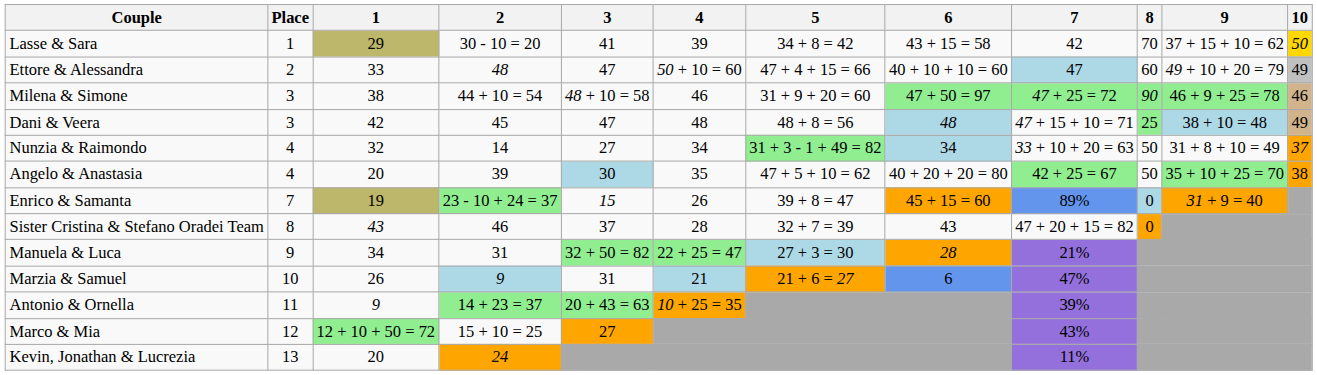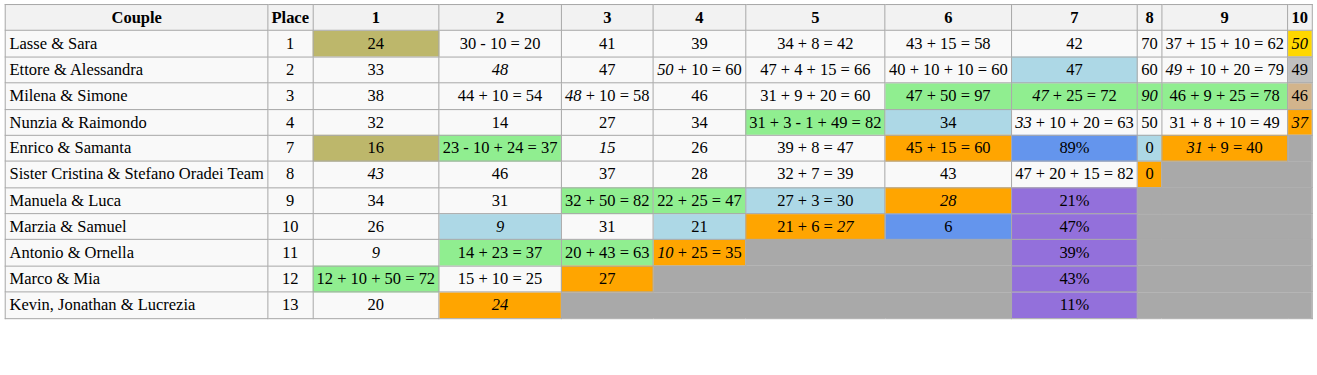(376, 43) 29 -> (376, 43) 24
- row: (55, 122)
- row: (76, 174)
(376, 200) 19 -> (376, 148) 16
